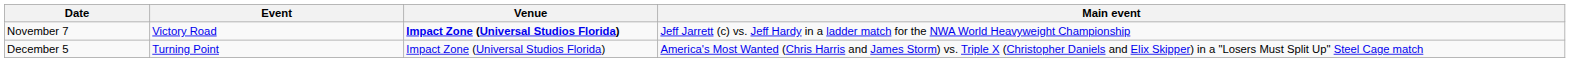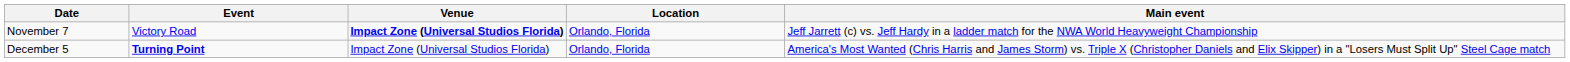+ column: (676, 13)
(186, 48) normal -> (168, 48) bold
